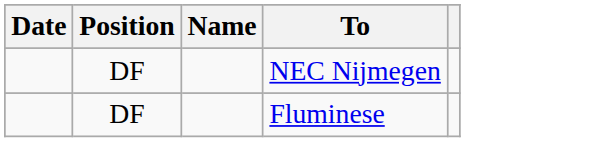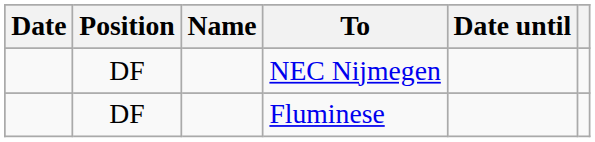+ column: (512, 26)
